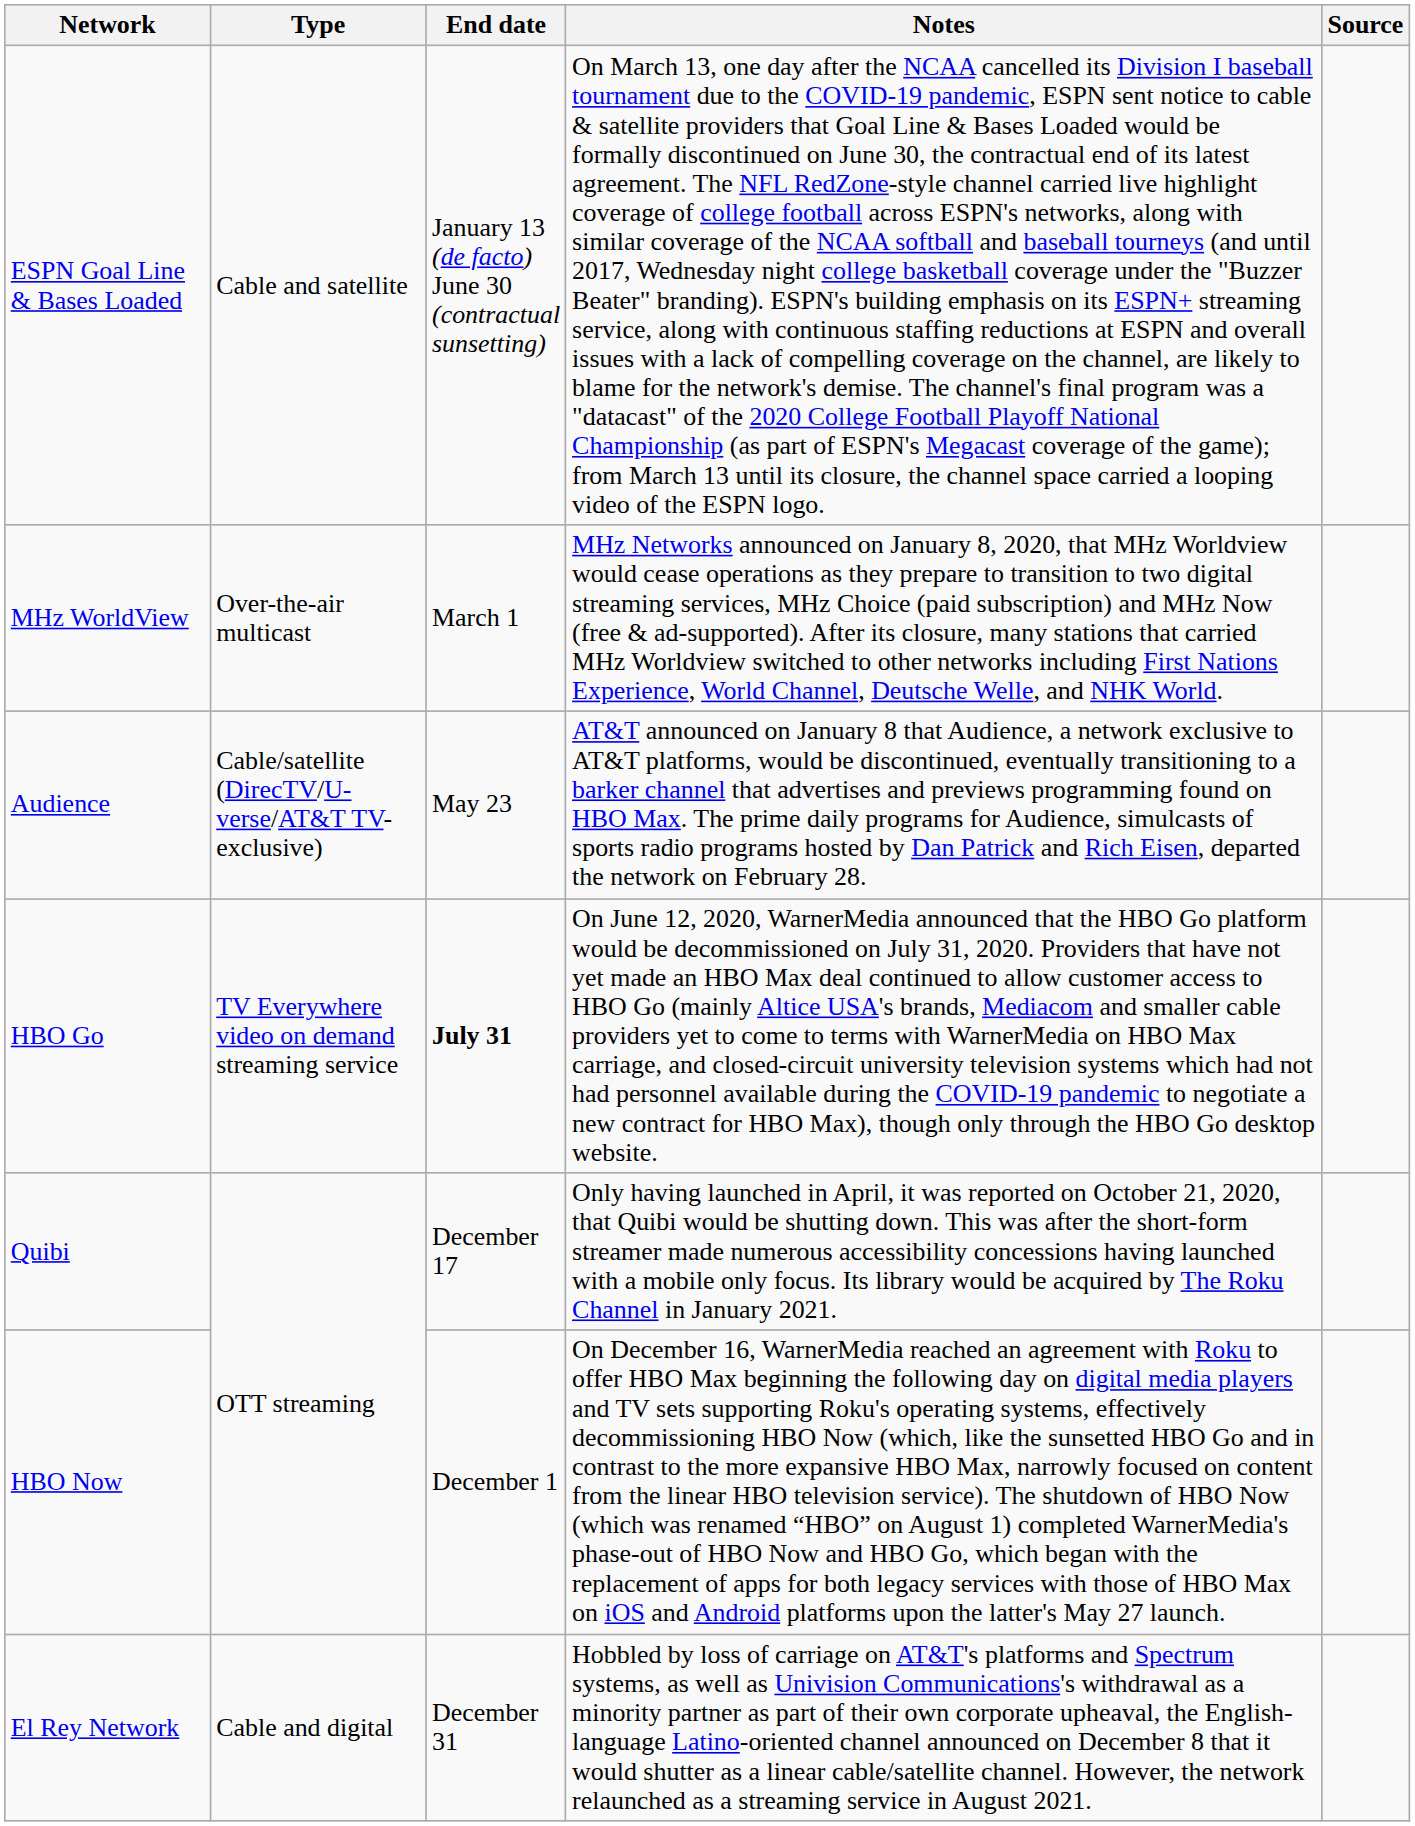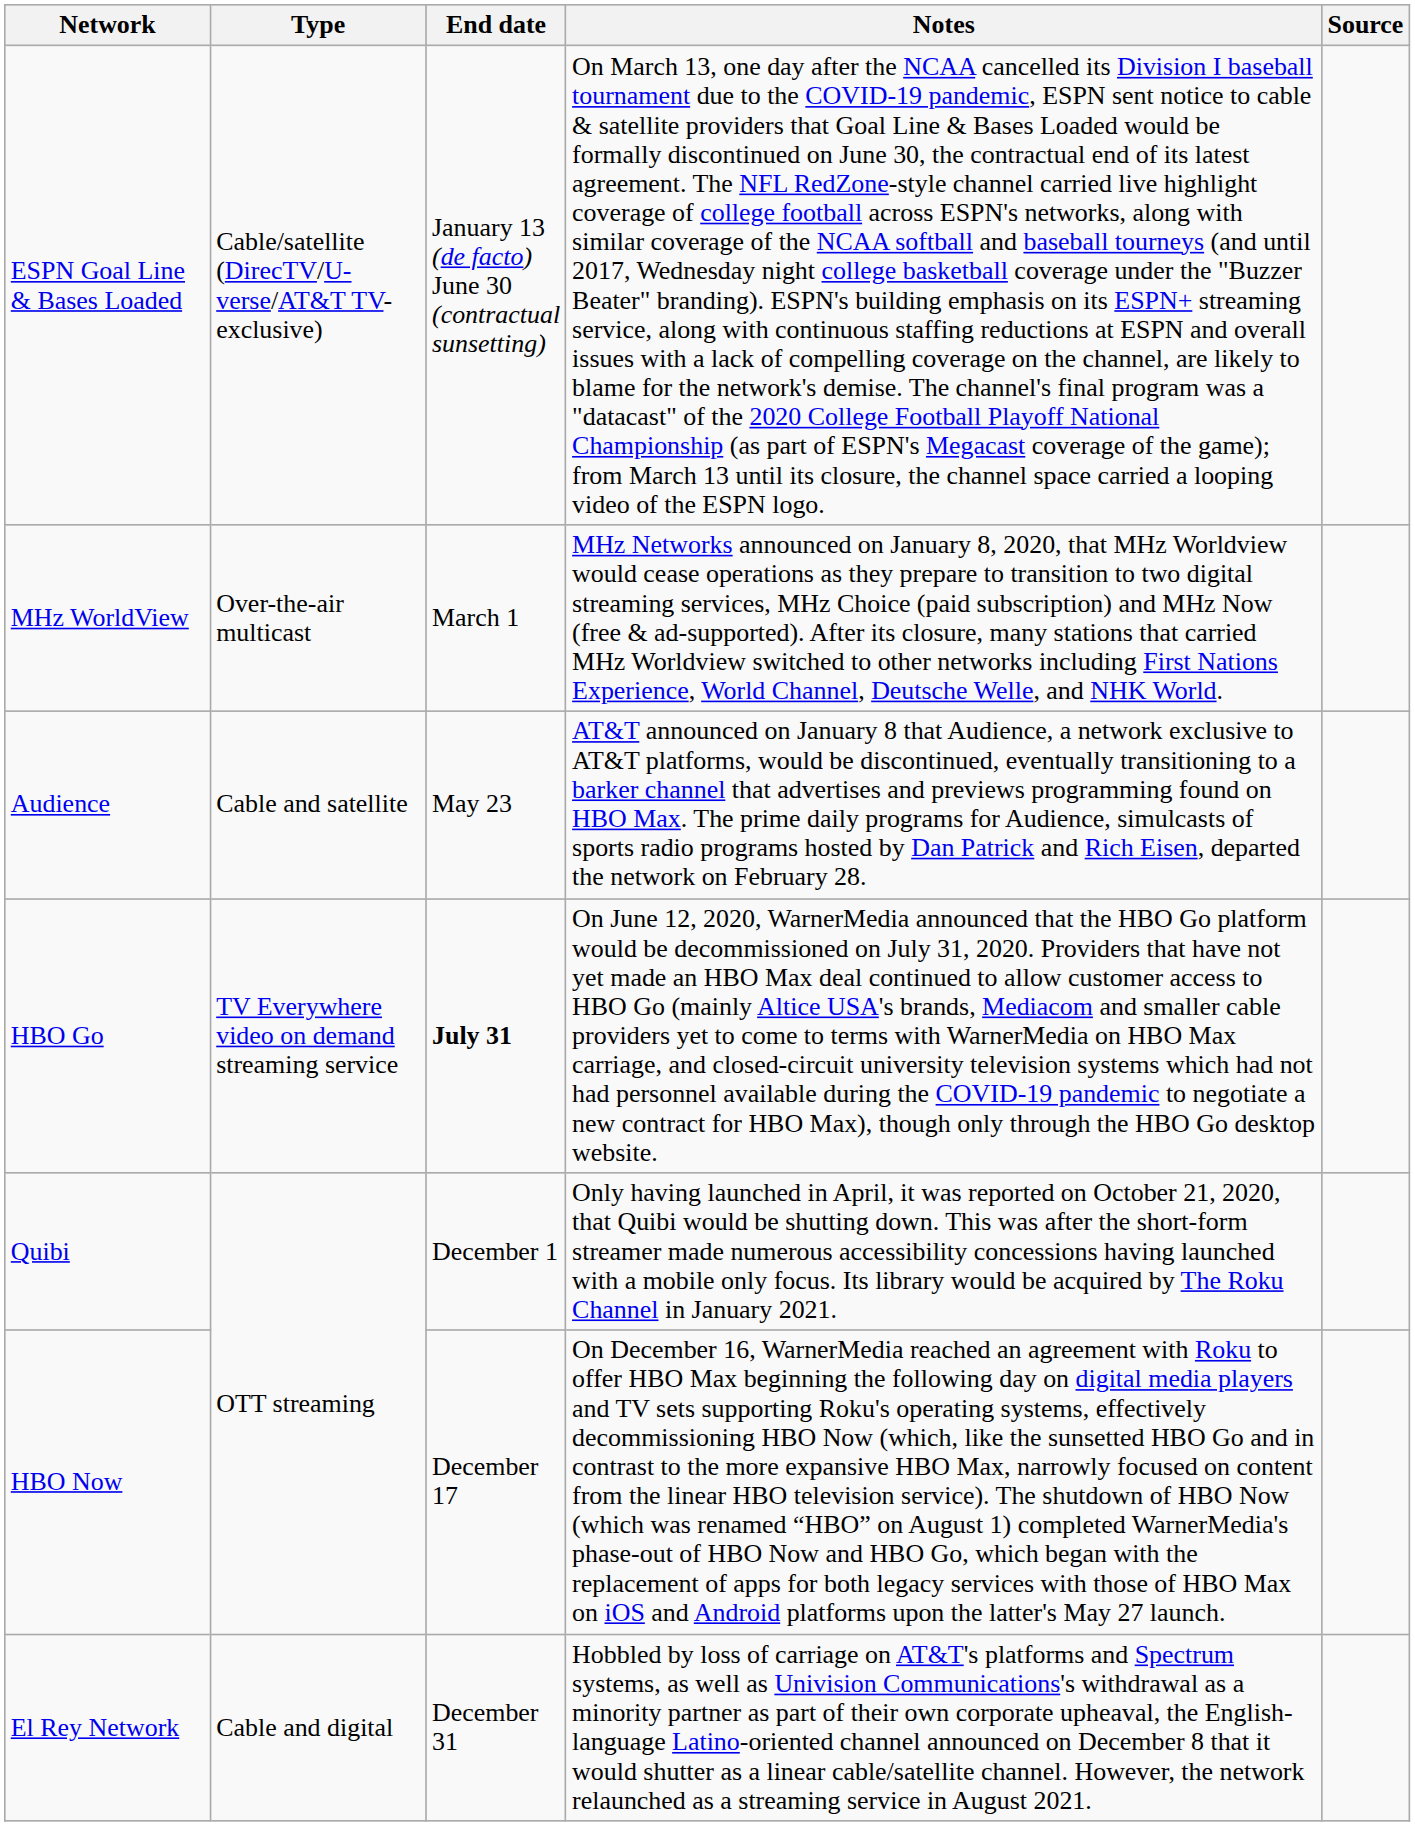(312, 284) Cable and satellite -> (304, 284) Cable/satellite (DirecTV/U-verse/AT&T TV-exclusive)
(304, 804) Cable/satellite (DirecTV/U-verse/AT&T TV-exclusive) -> (312, 804) Cable and satellite
(485, 1251) December 17 -> (495, 1251) December 1
(495, 1481) December 1 -> (485, 1481) December 17
